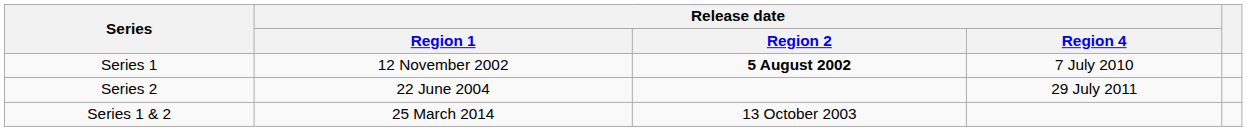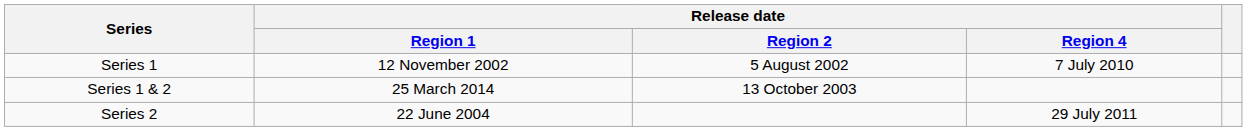(799, 65) bold -> (799, 65) normal
rows swapped: (129, 89) <-> (129, 114)
